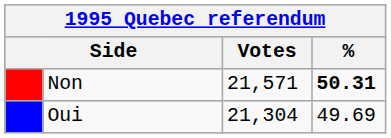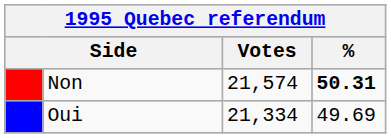(263, 85) 21,571 -> (263, 85) 21,574
(263, 117) 21,304 -> (263, 117) 21,334
